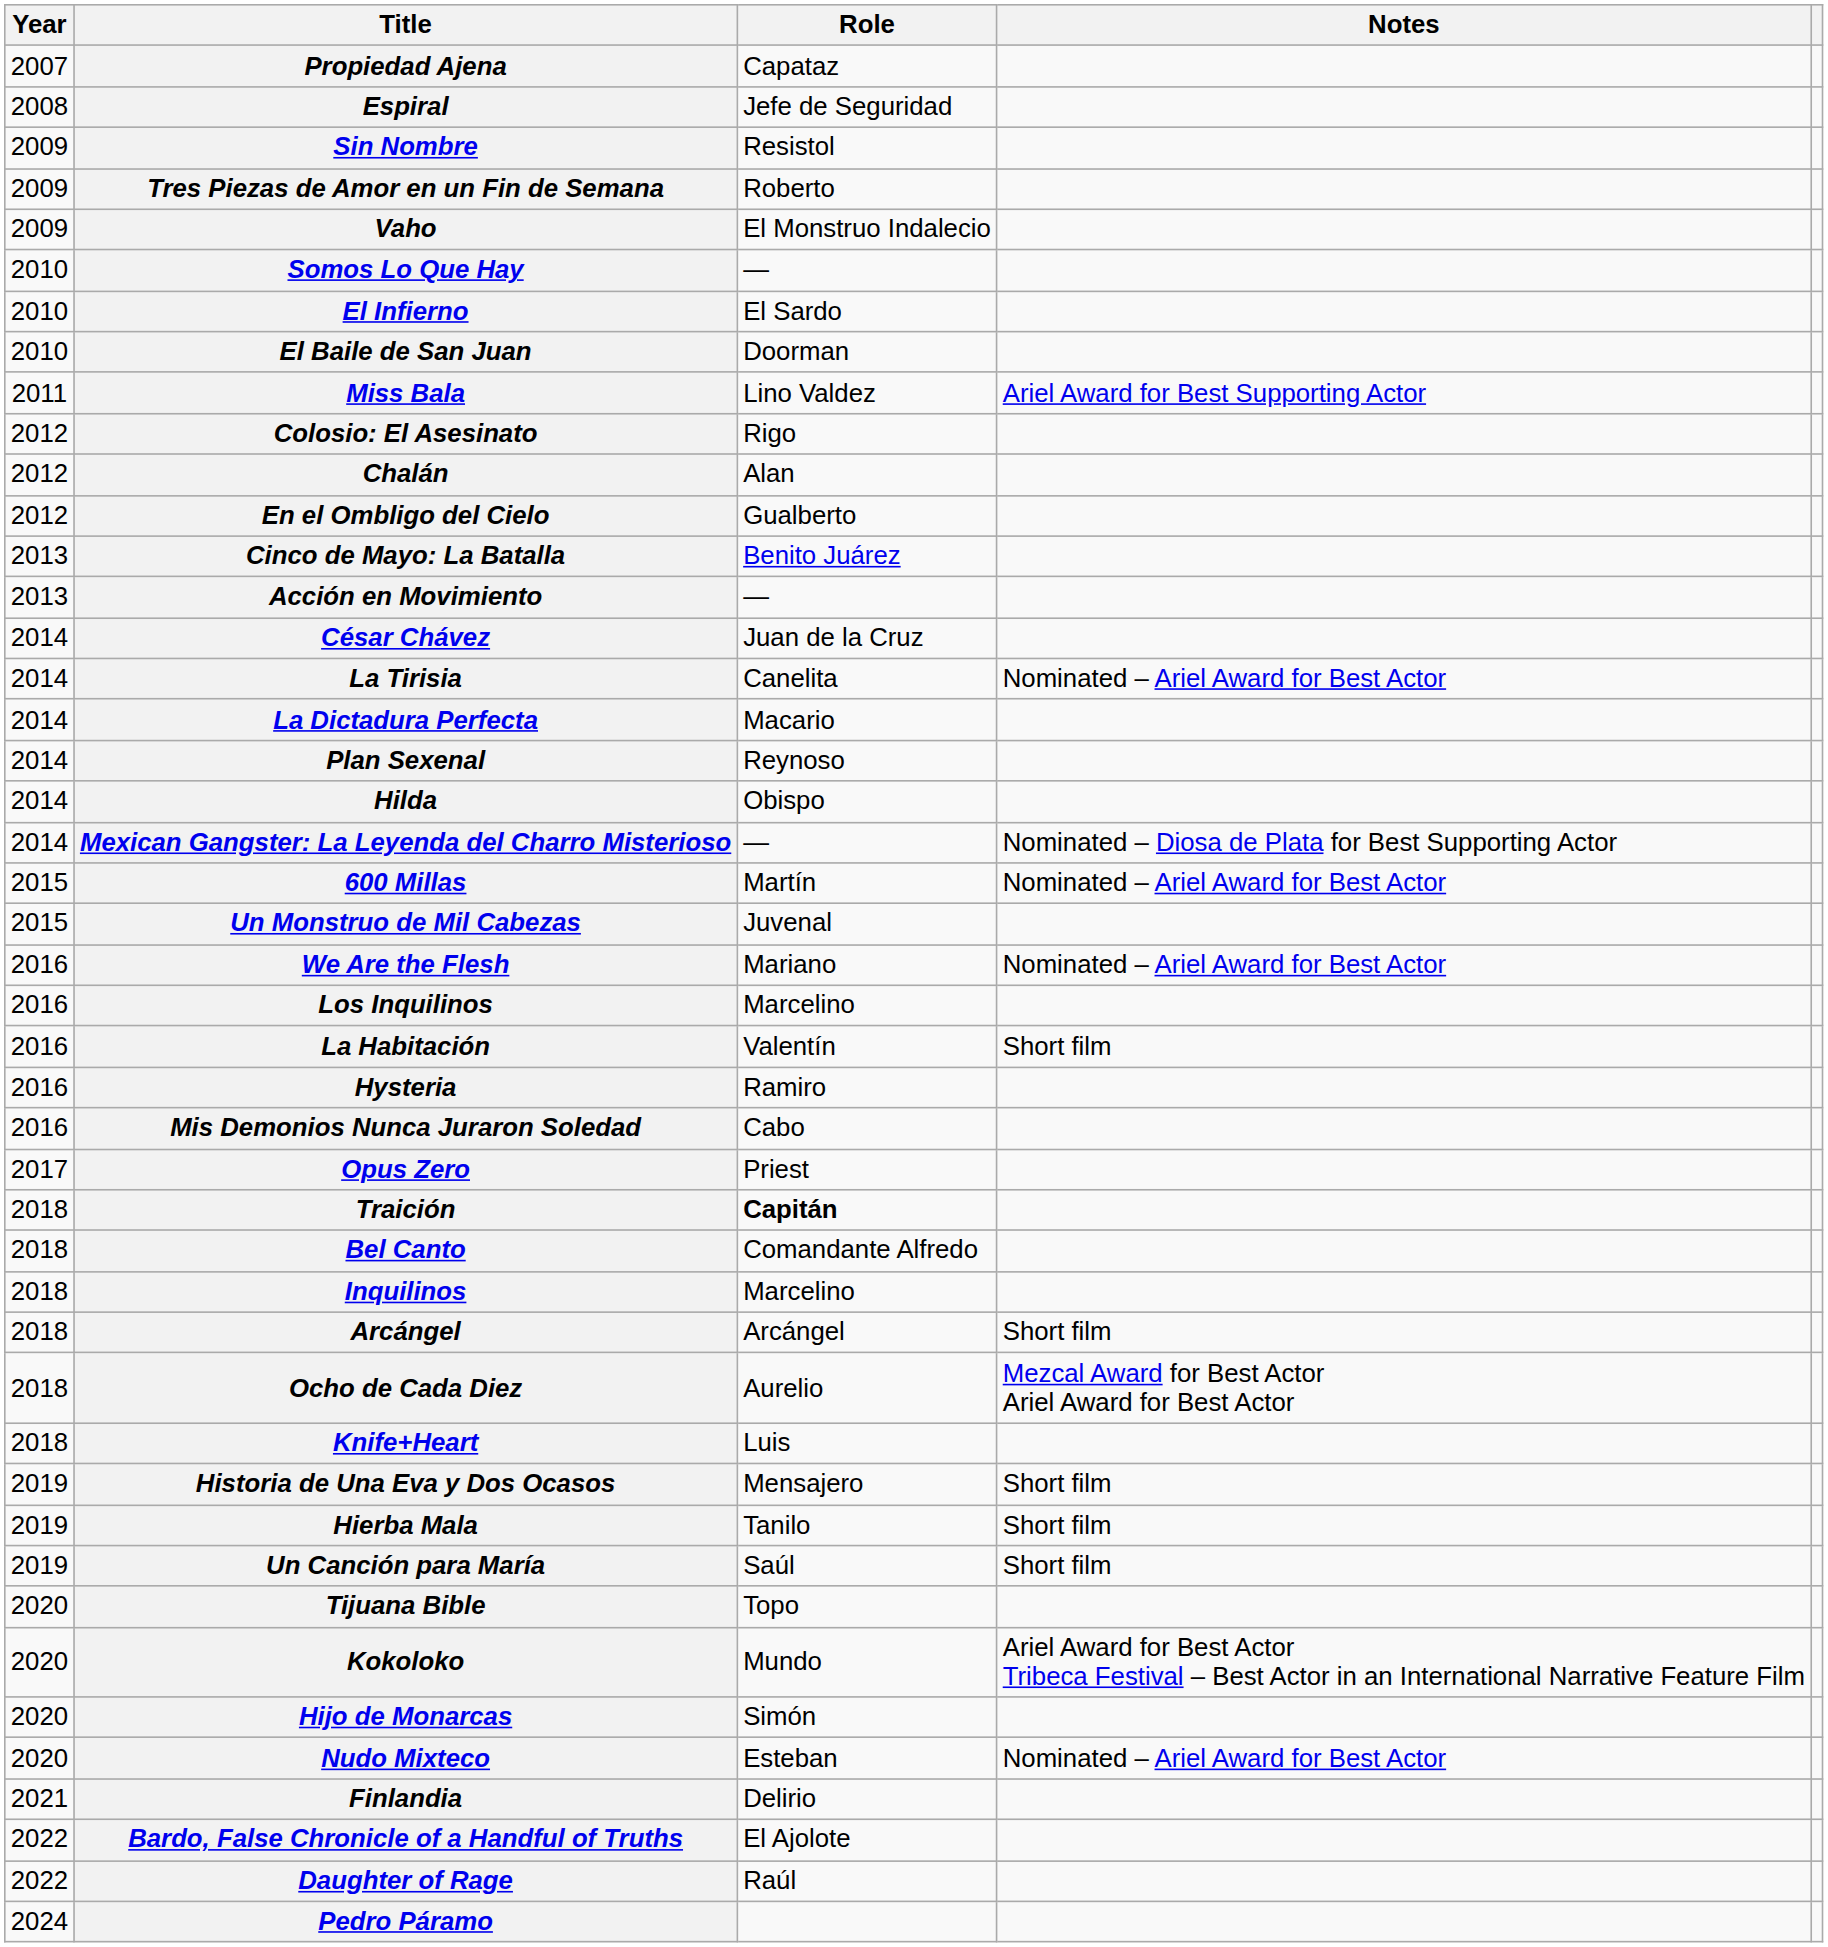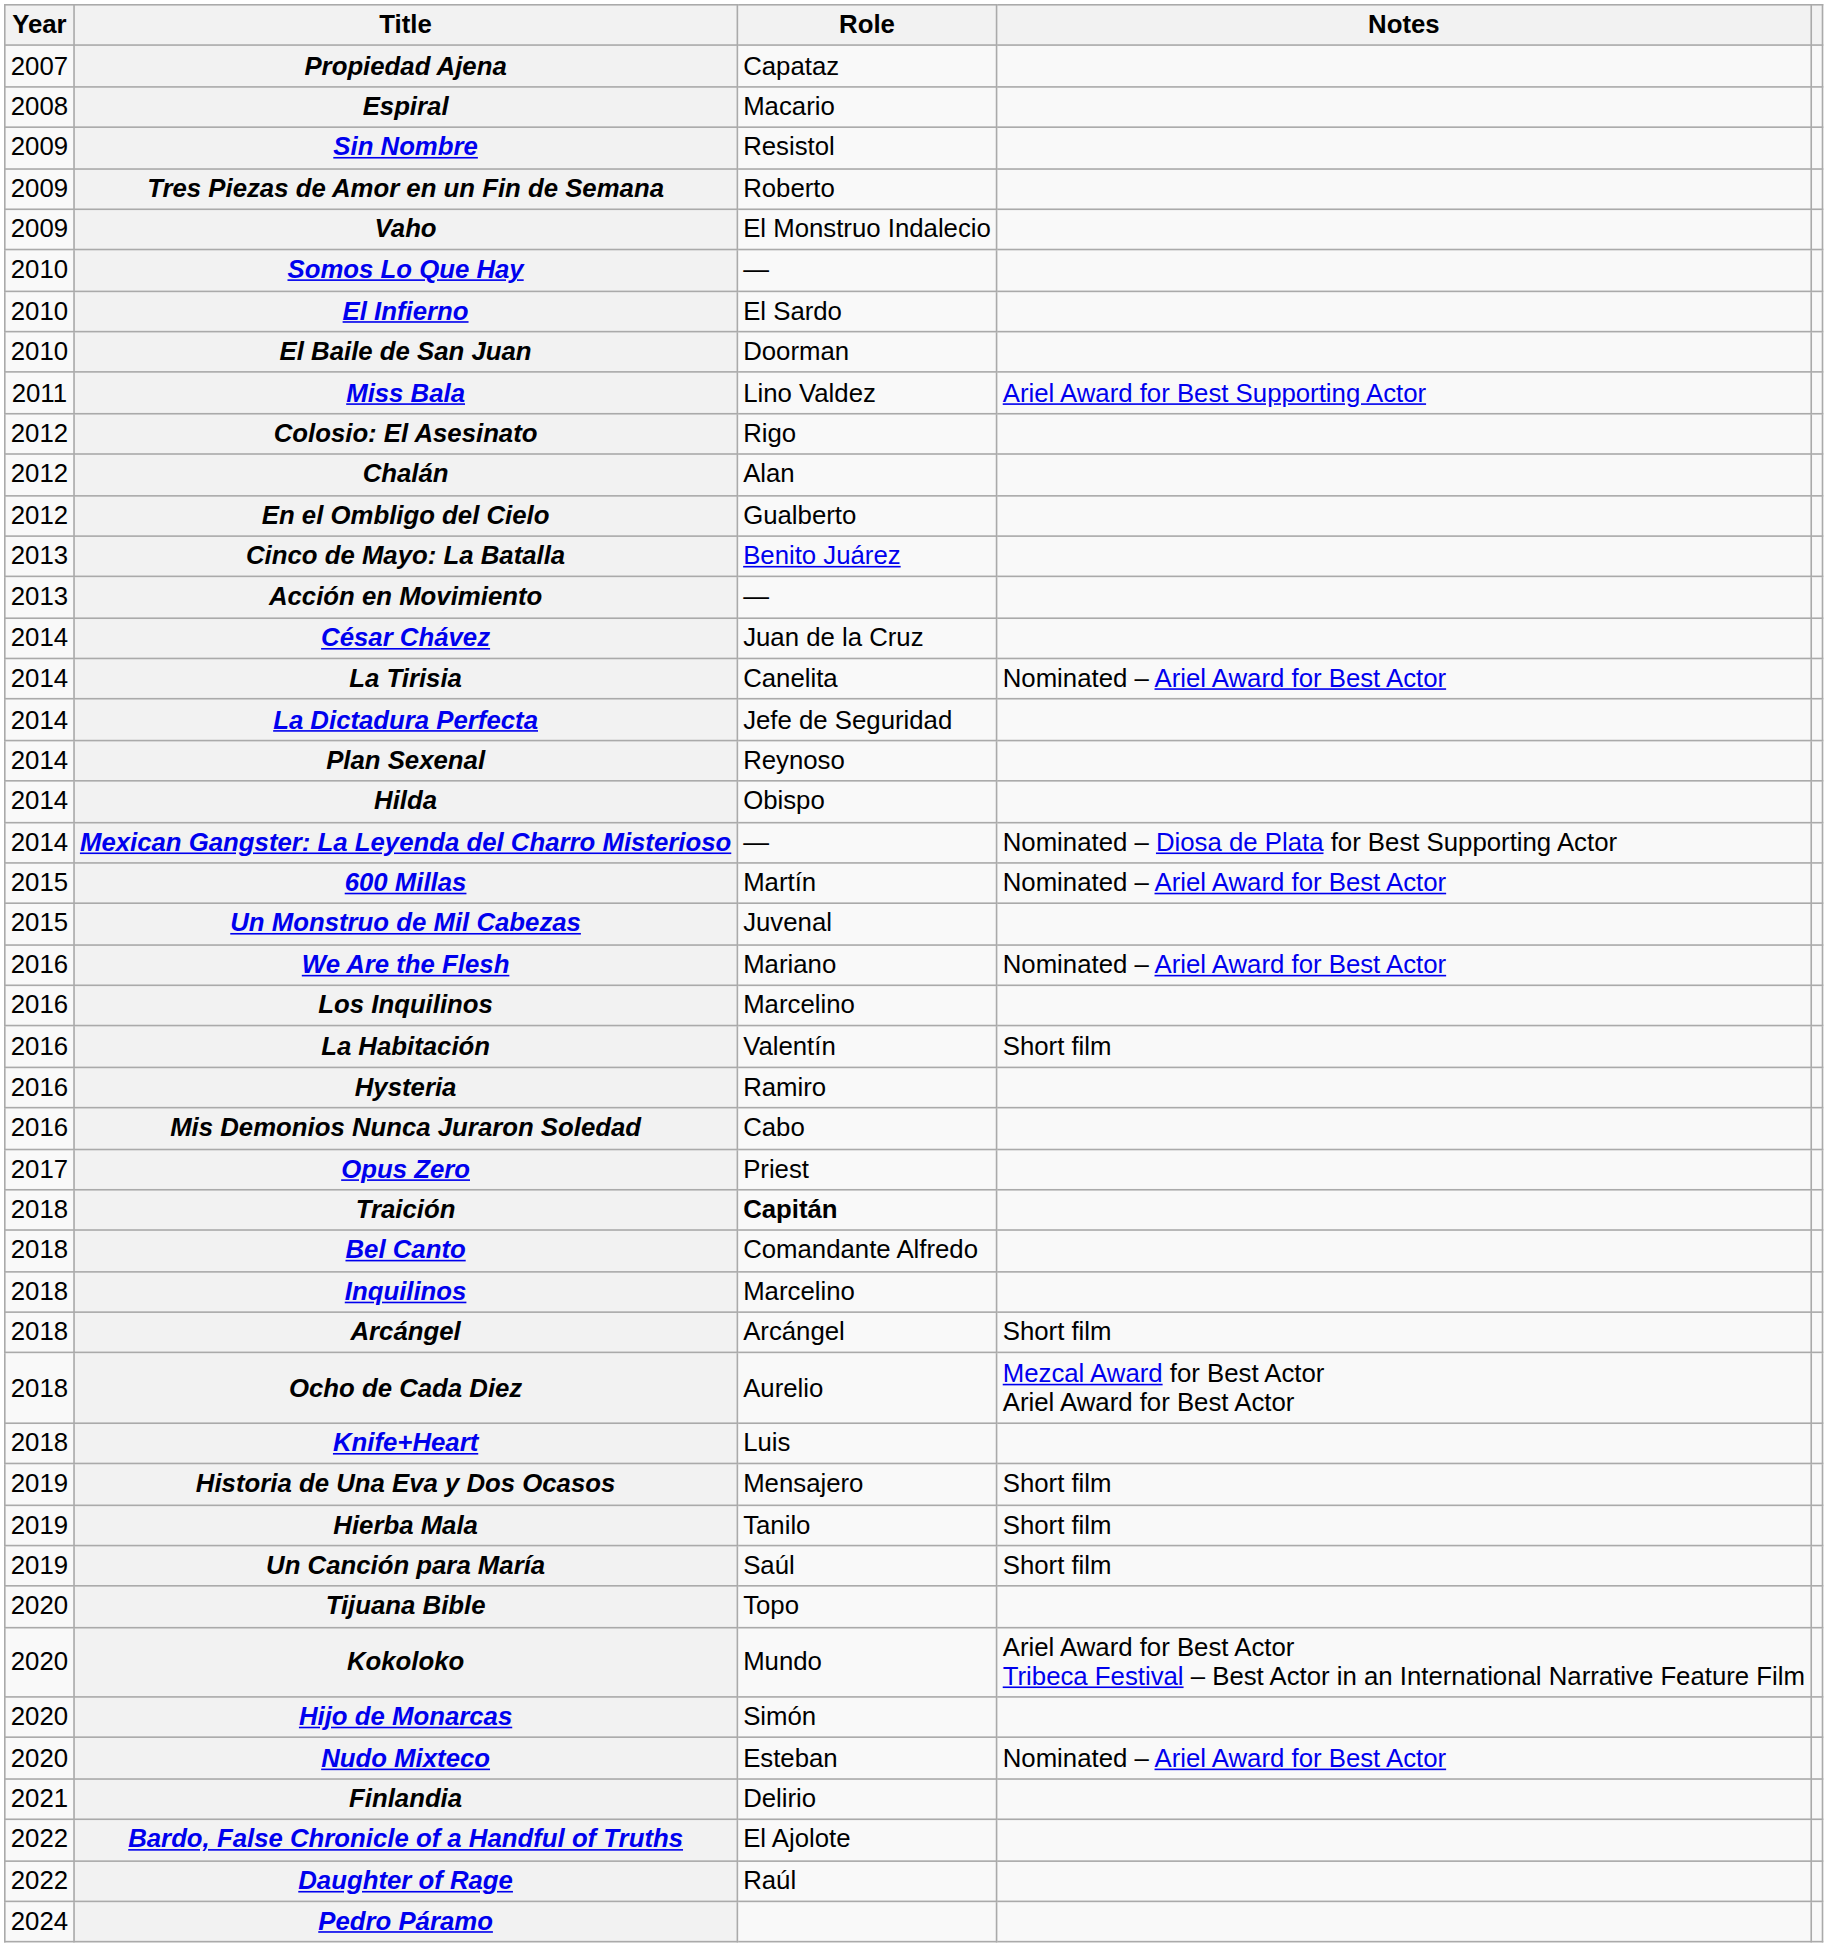(848, 106) Jefe de Seguridad -> (789, 106) Macario
(789, 719) Macario -> (848, 719) Jefe de Seguridad
